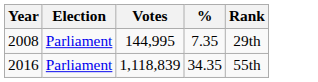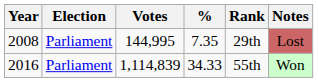+ column: (290, 16)
(150, 65) 1,118,839 -> (150, 65) 1,114,839
(205, 65) 34.35 -> (205, 65) 34.33
